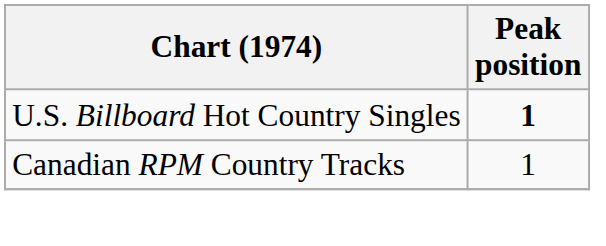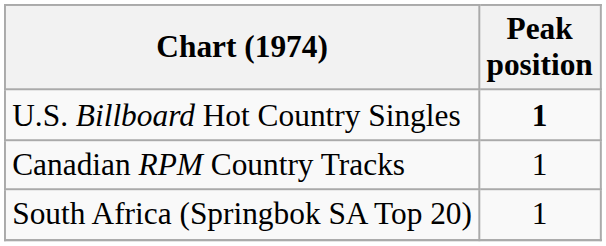+ row: (242, 213)
